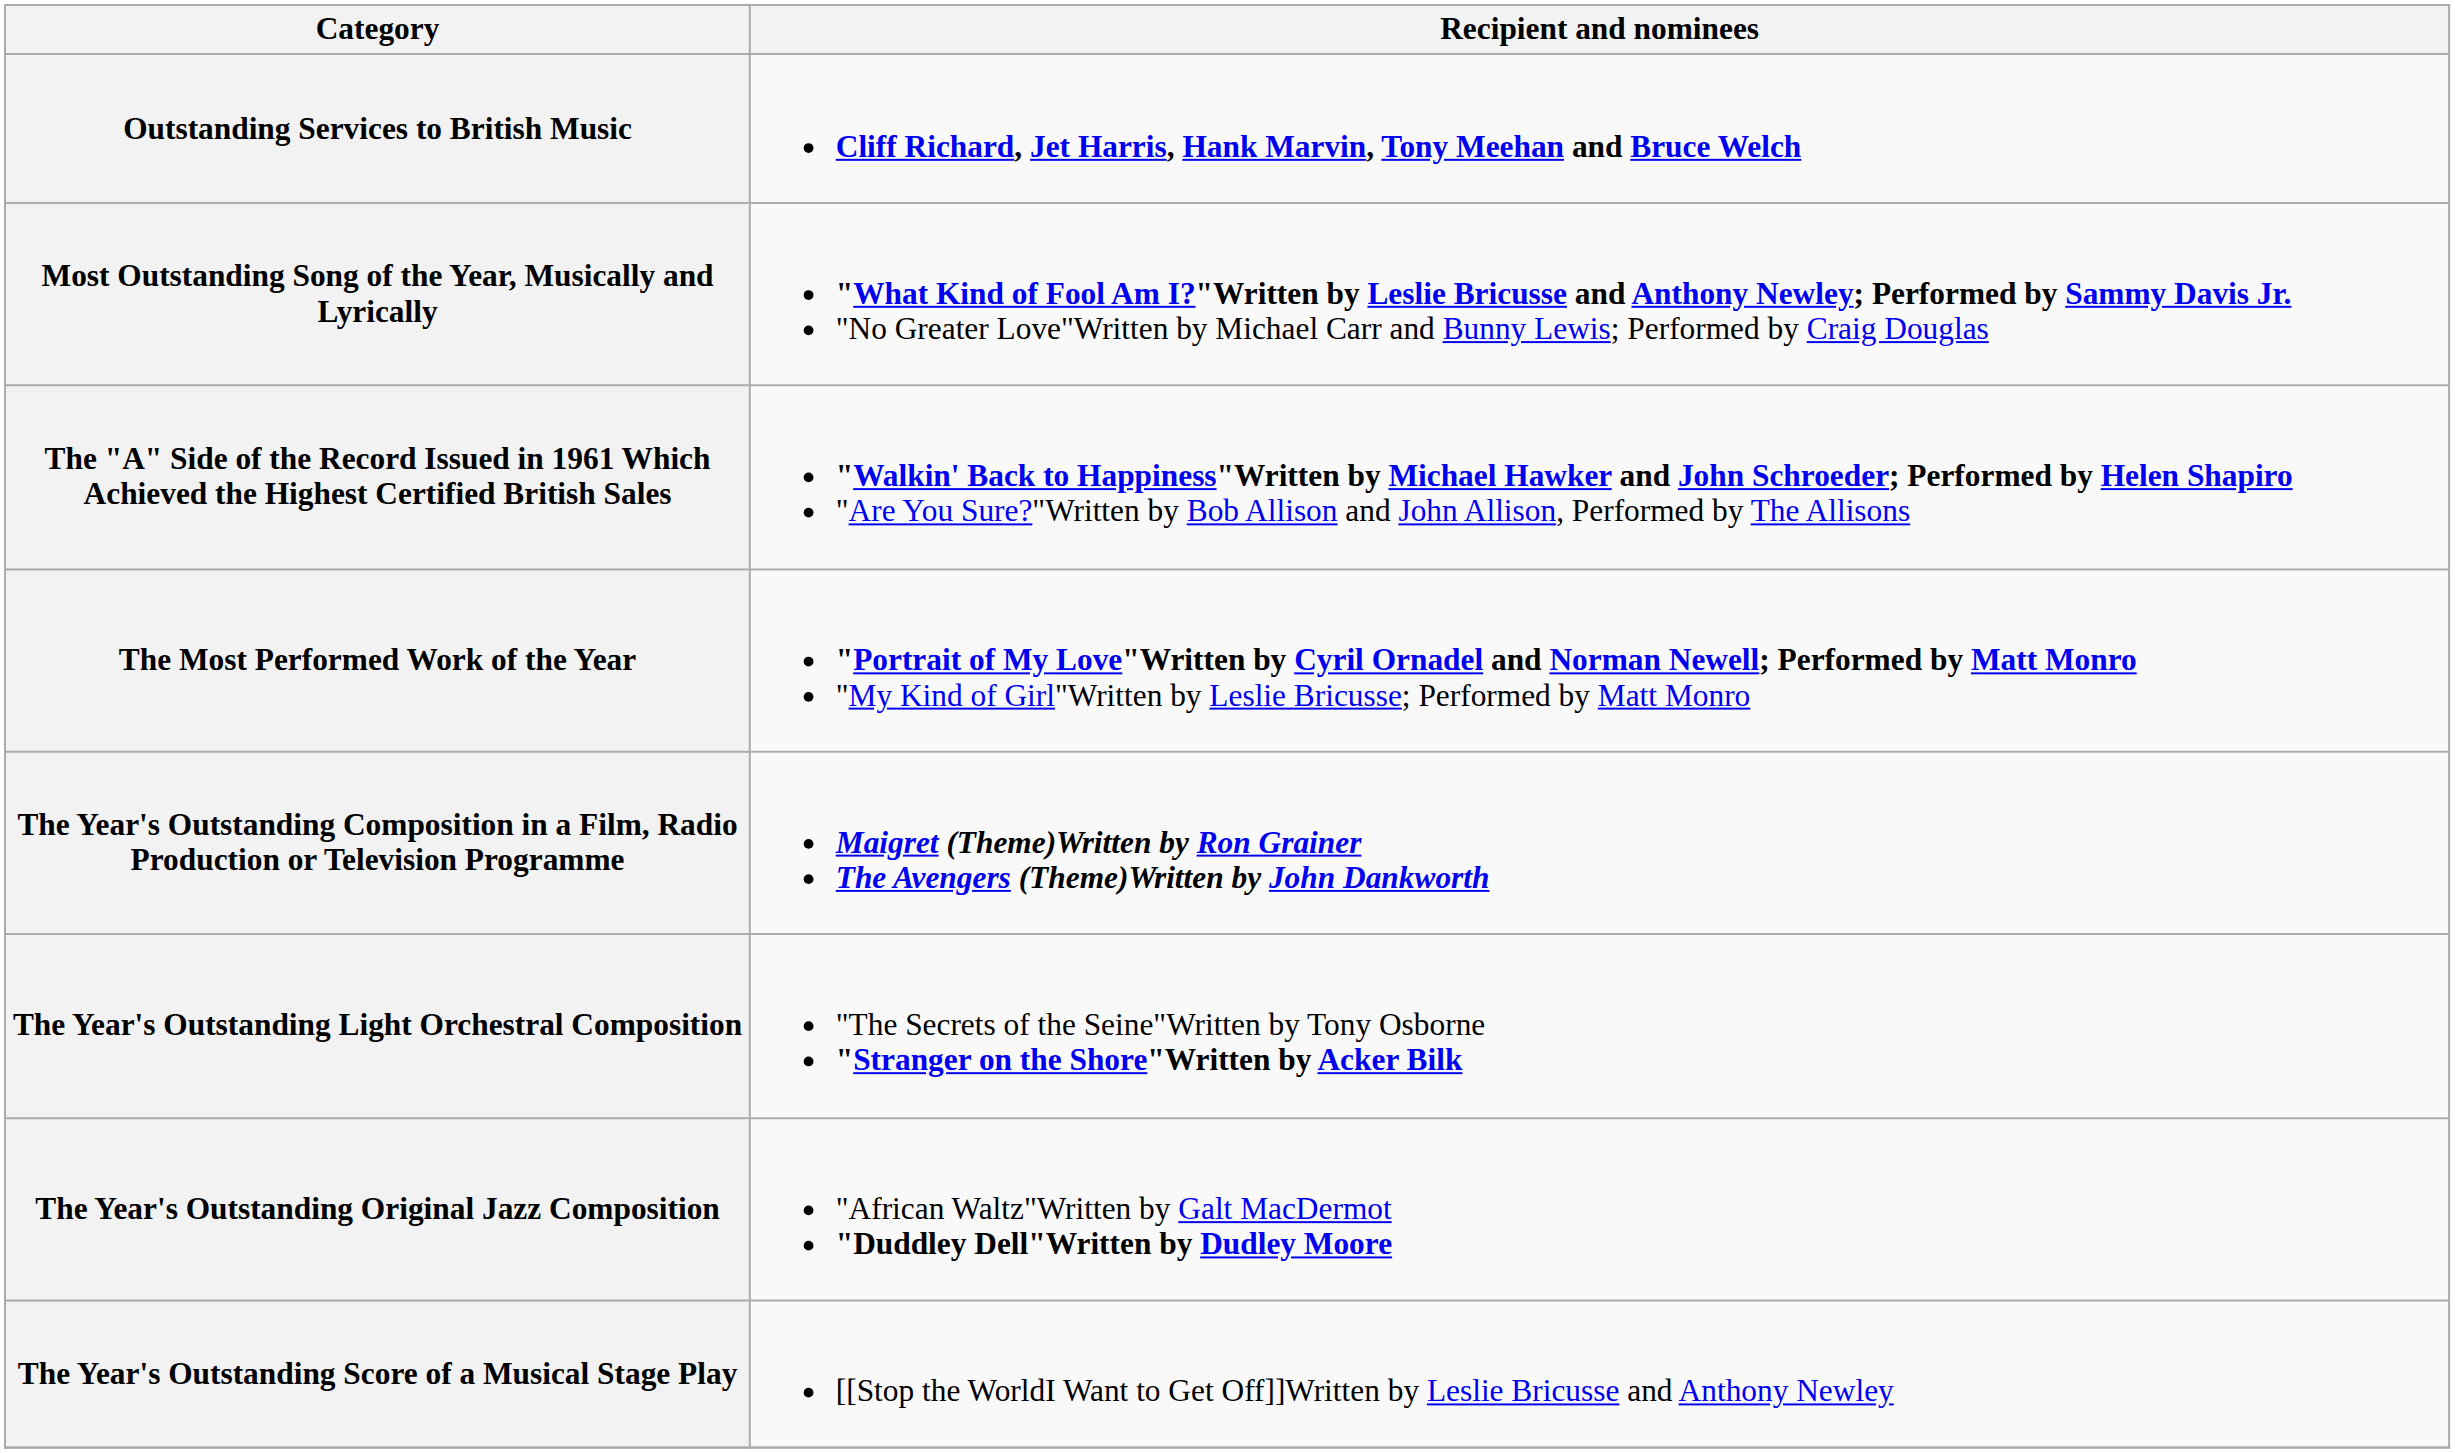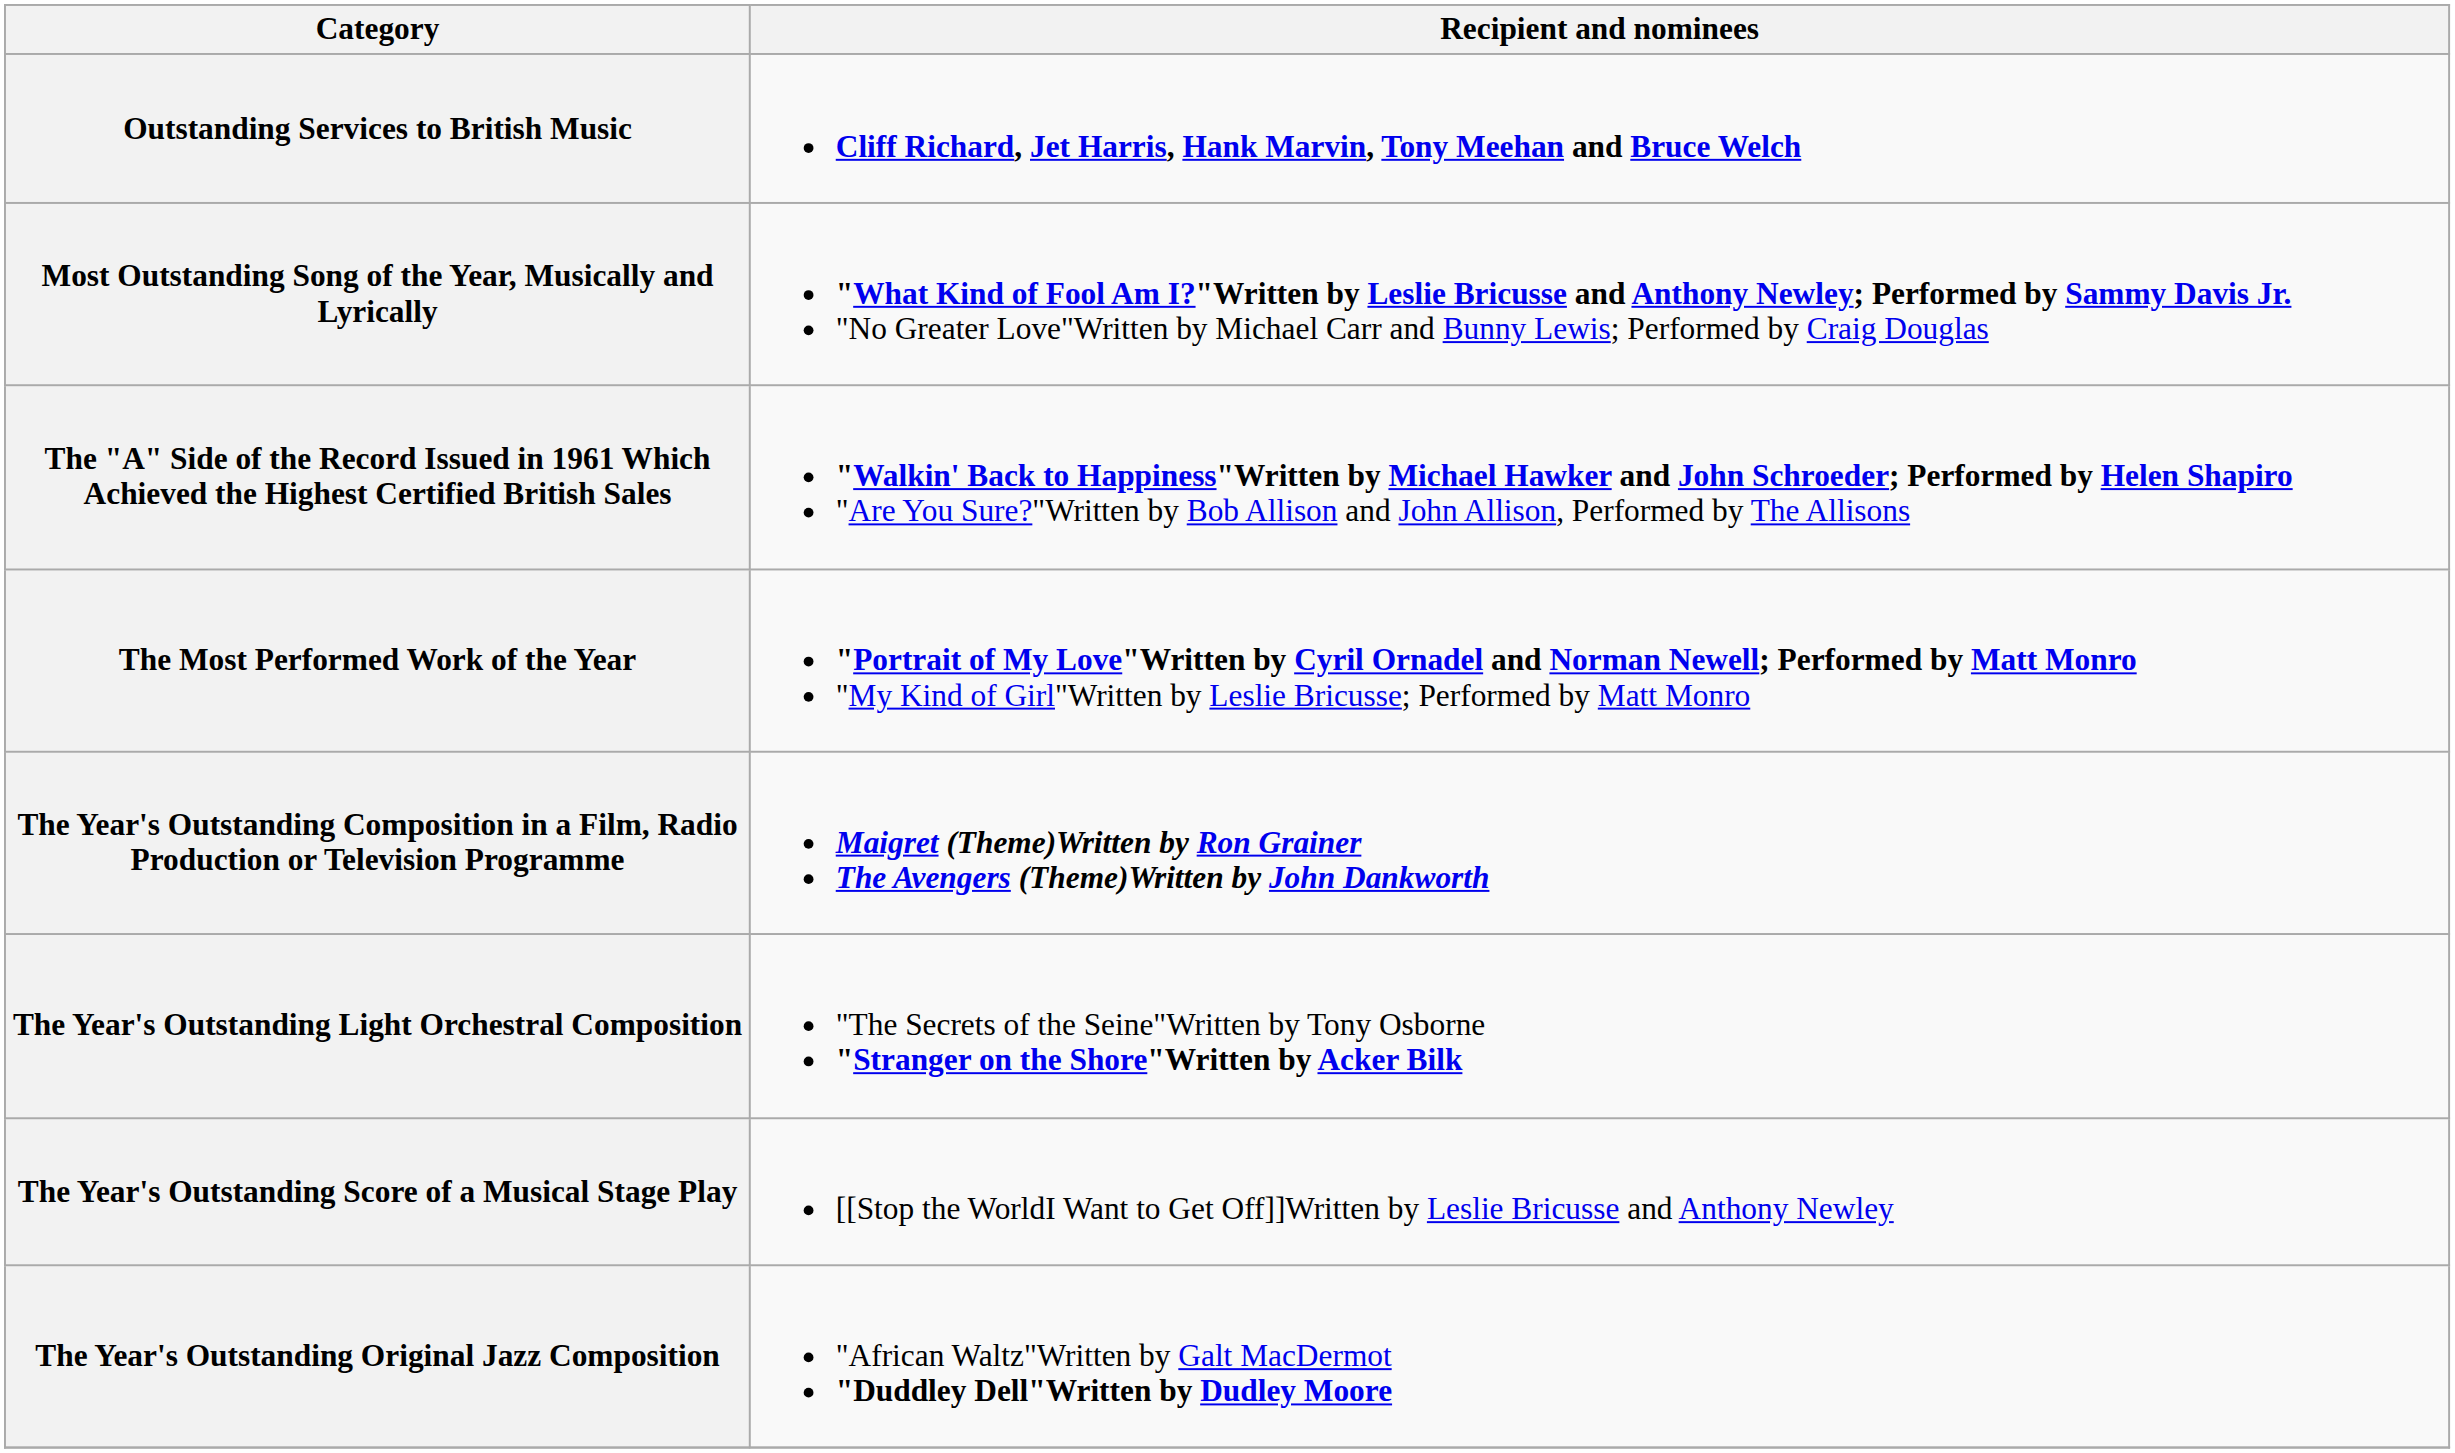rows swapped: (378, 1208) <-> (378, 1373)
